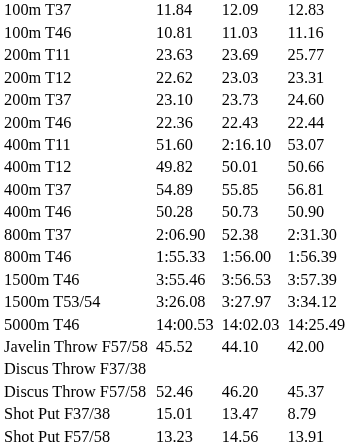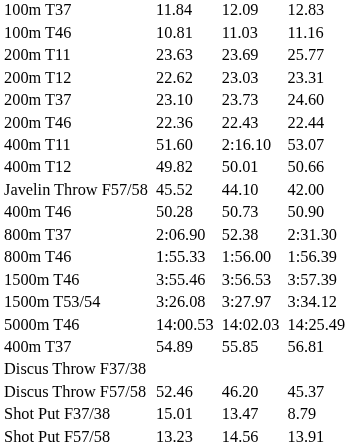rows swapped: (38, 189) <-> (76, 346)
